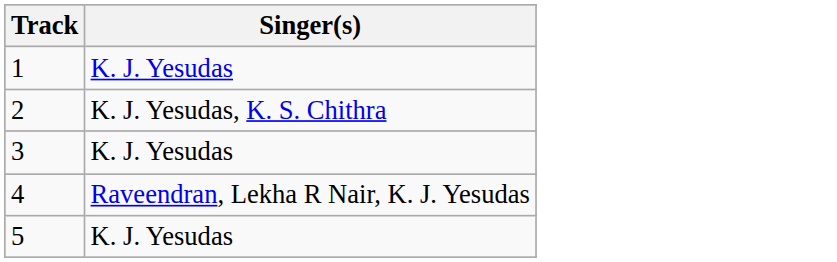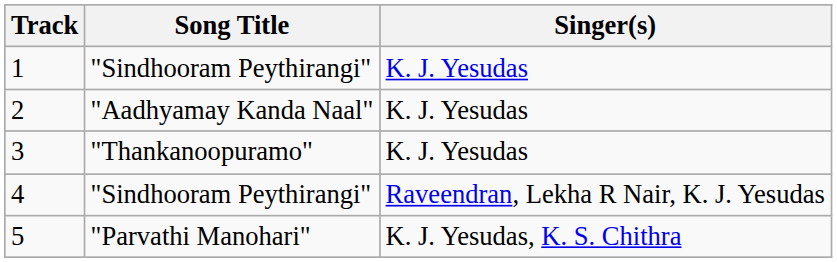+ column: (232, 25)
(239, 109) K. J. Yesudas, K. S. Chithra -> (457, 109) K. J. Yesudas
(162, 236) K. J. Yesudas -> (534, 236) K. J. Yesudas, K. S. Chithra
